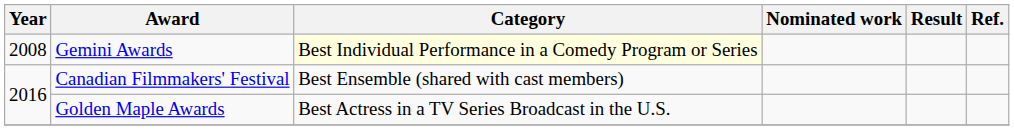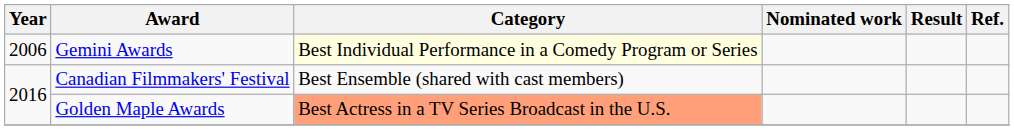(28, 49) 2008 -> (28, 49) 2006
(484, 109) no background -> (484, 109) lightsalmon background
